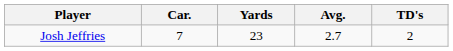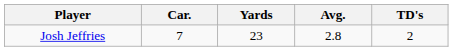(333, 35) 2.7 -> (333, 35) 2.8
